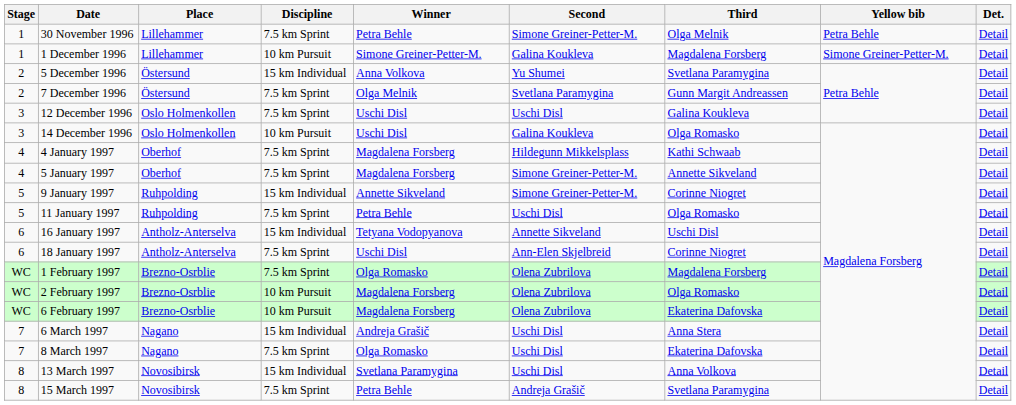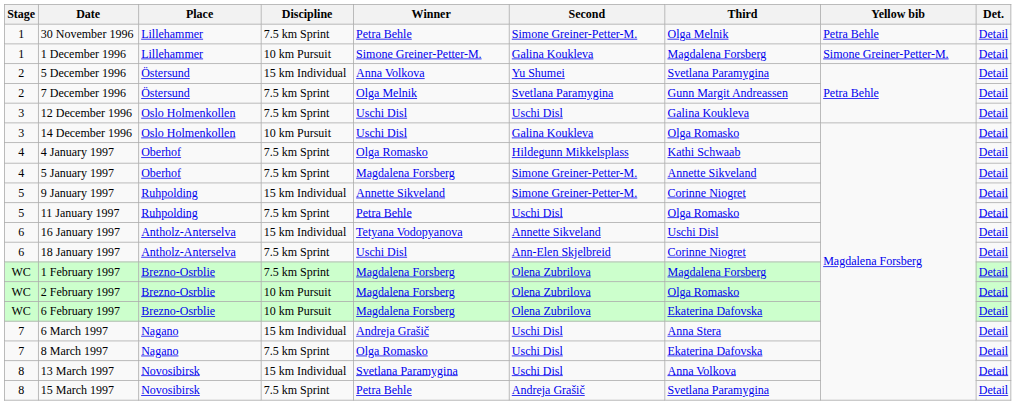(405, 153) Magdalena Forsberg -> (392, 153) Olga Romasko
(392, 271) Olga Romasko -> (405, 271) Magdalena Forsberg
